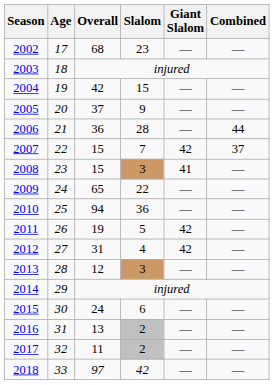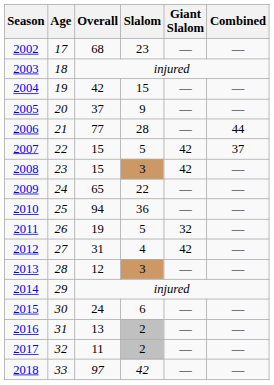(98, 128) 36 -> (98, 128) 77
(142, 149) 7 -> (142, 149) 5
(185, 169) 41 -> (185, 169) 42
(185, 229) 42 -> (185, 229) 32
